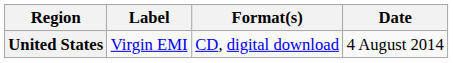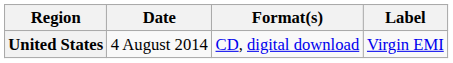columns swapped: (395, 17) <-> (149, 17)
